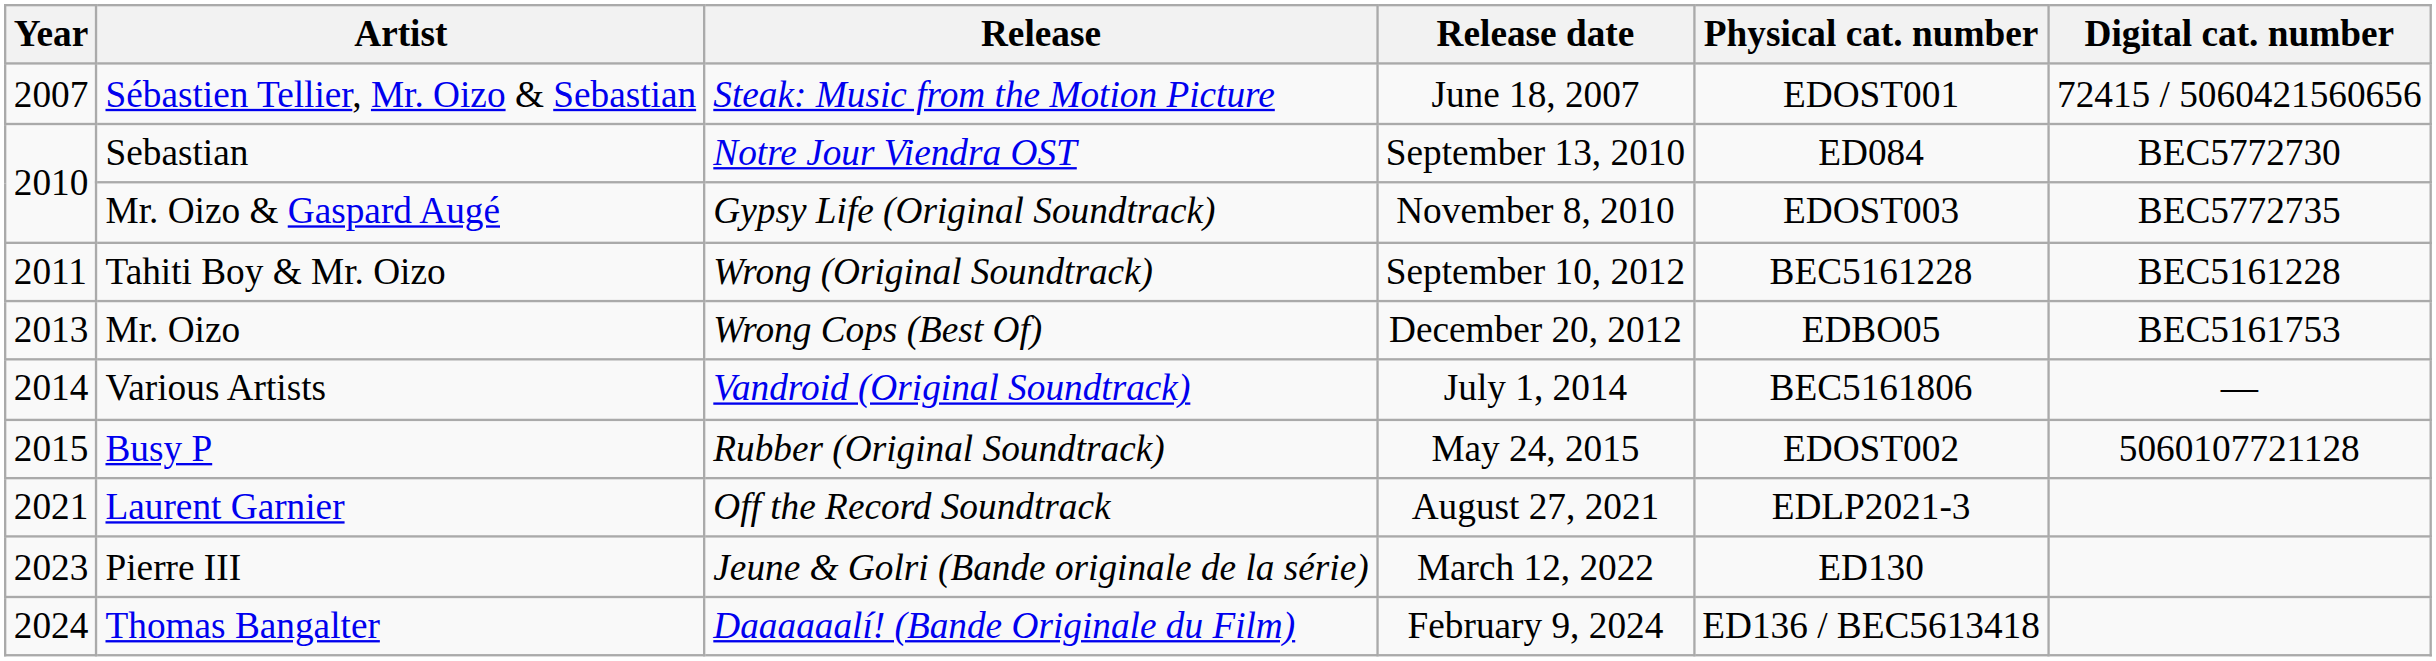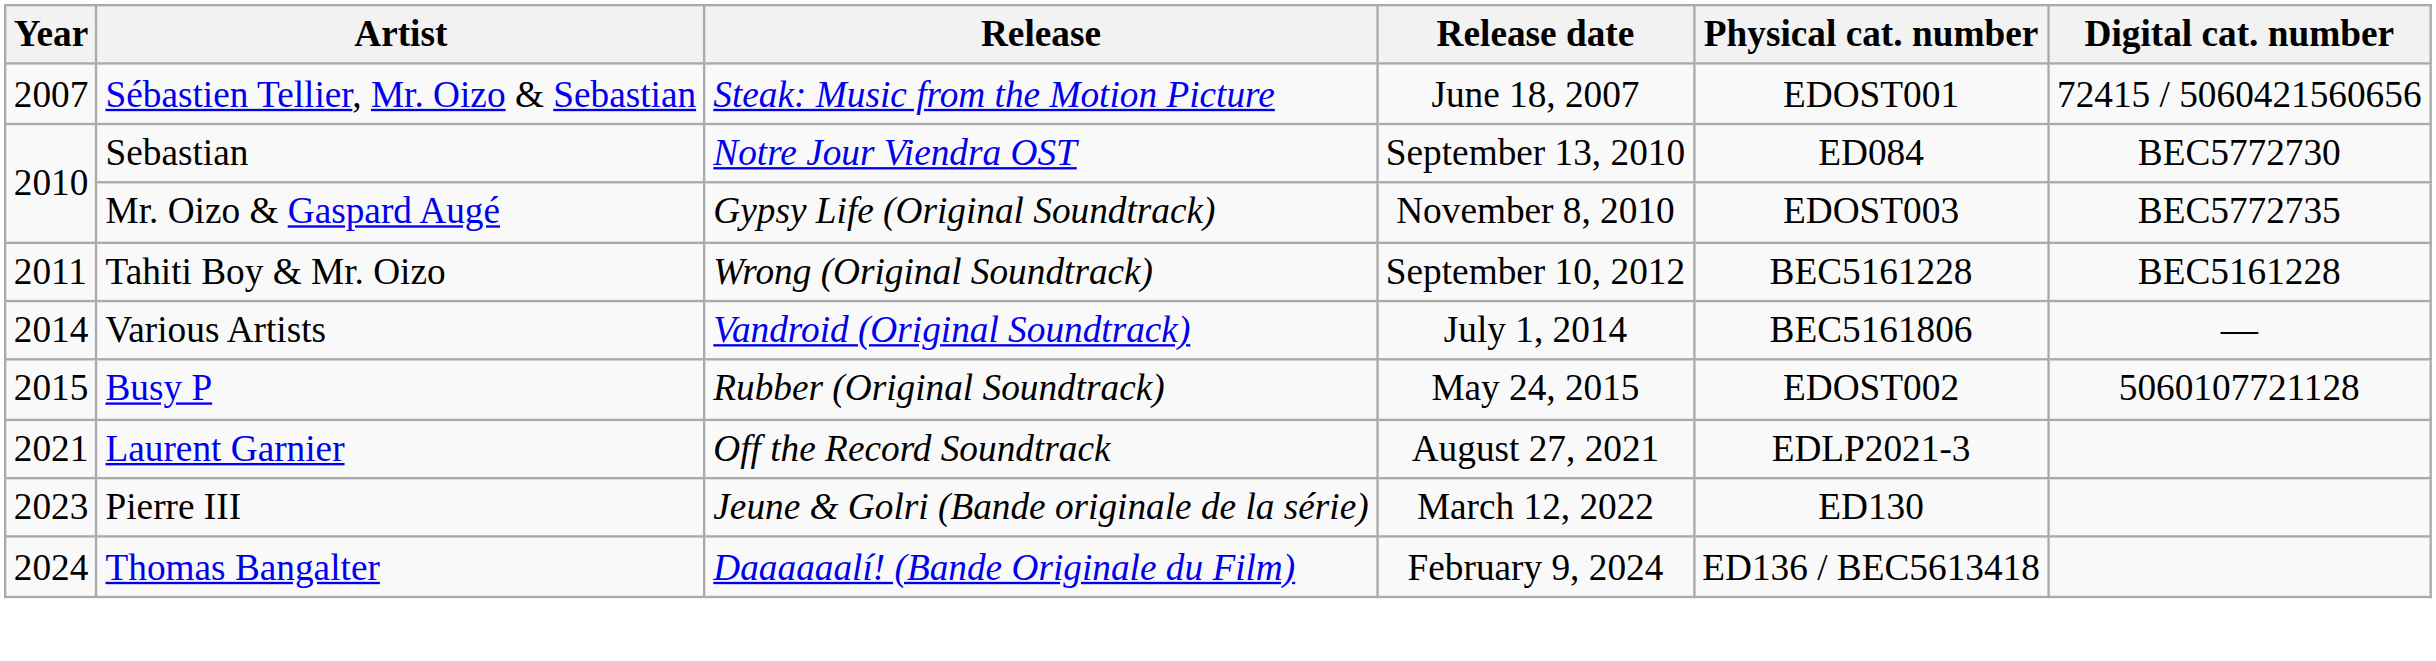- row: (173, 329)
